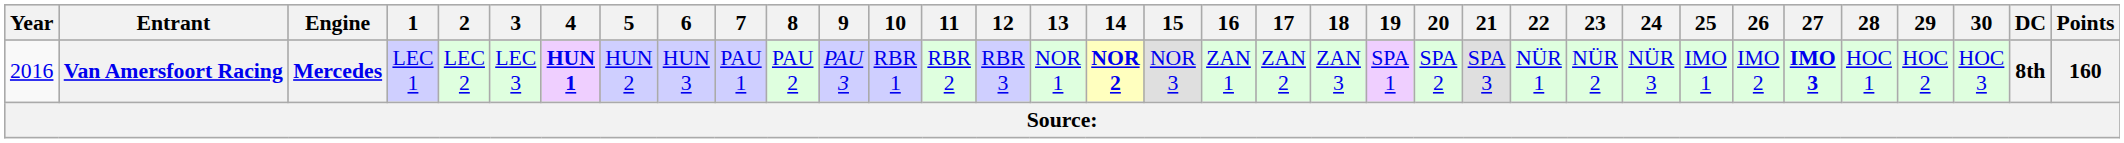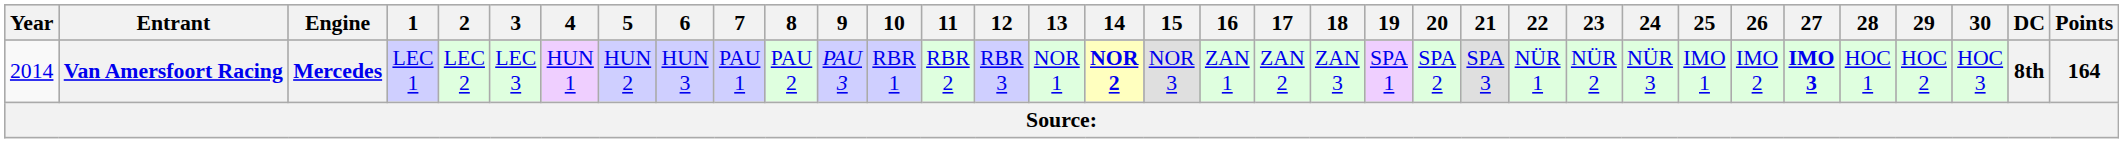(32, 70) 2016 -> (32, 70) 2014
(571, 70) bold -> (570, 70) normal
(2085, 70) 160 -> (2084, 70) 164
